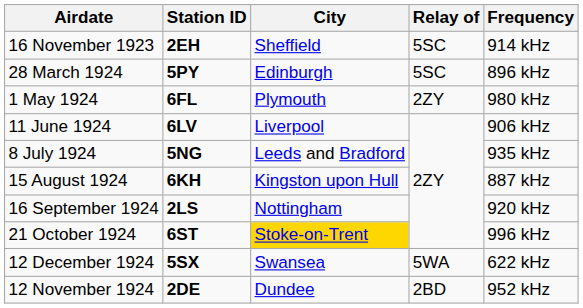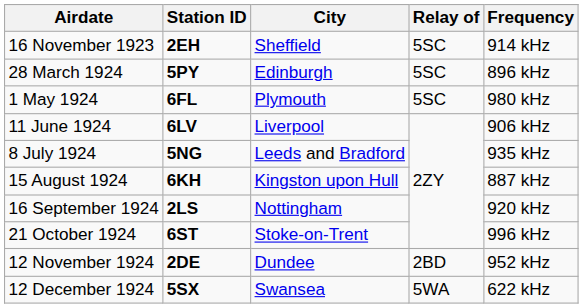(429, 99) 2ZY -> (429, 99) 5SC
(311, 235) gold background -> (311, 235) no background
rows swapped: (81, 289) <-> (81, 262)
